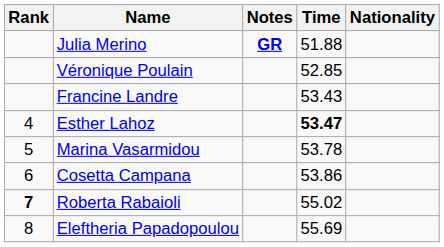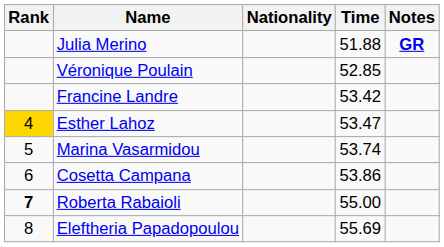columns swapped: (392, 17) <-> (270, 17)
(321, 96) 53.43 -> (360, 96) 53.42
(29, 123) no background -> (29, 123) gold background
(321, 123) bold -> (360, 123) normal
(321, 149) 53.78 -> (360, 149) 53.74
(321, 202) 55.02 -> (360, 202) 55.00
